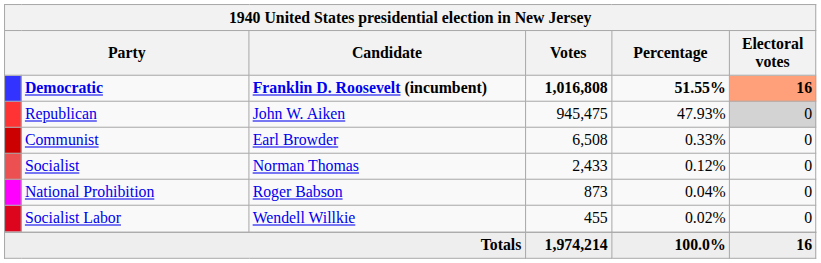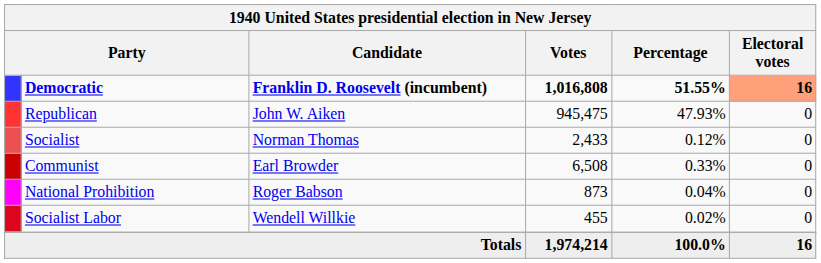(808, 114) lightgrey background -> (808, 114) no background
rows swapped: (62, 140) <-> (52, 166)
